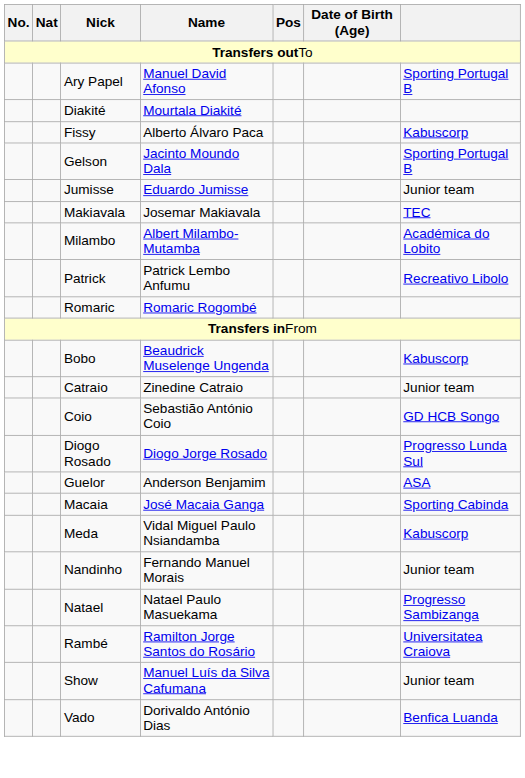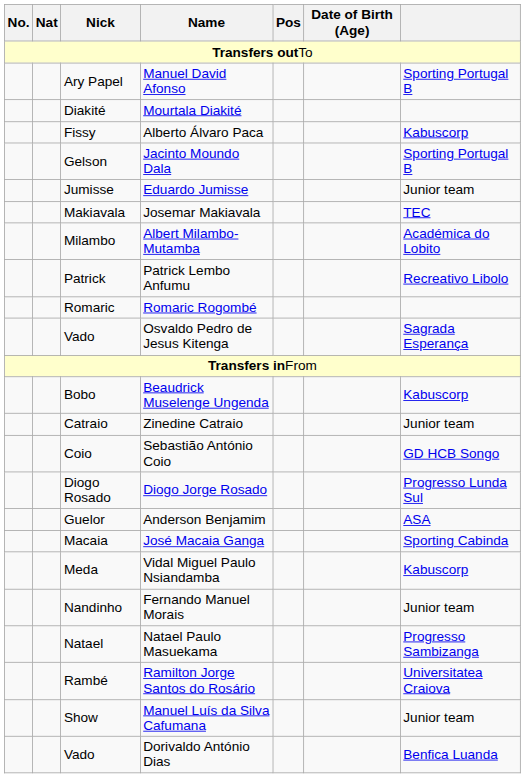+ row: (198, 336)
